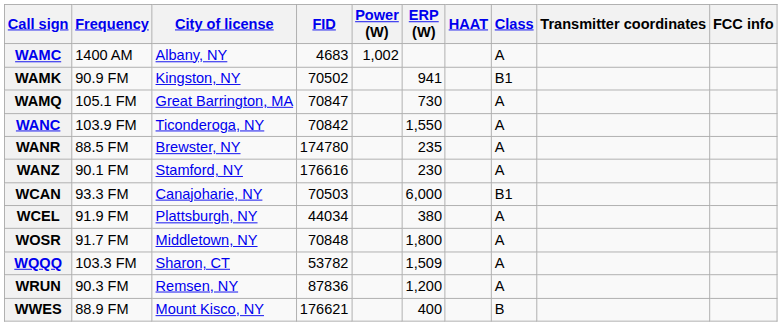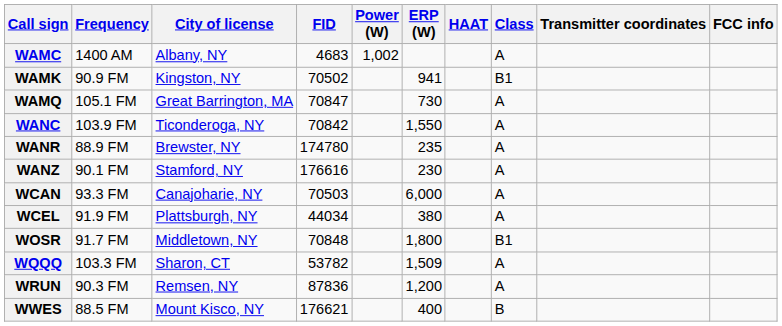(102, 147) 88.5 FM -> (102, 147) 88.9 FM
(504, 194) B1 -> (500, 194) A
(500, 240) A -> (504, 240) B1
(102, 309) 88.9 FM -> (102, 309) 88.5 FM
